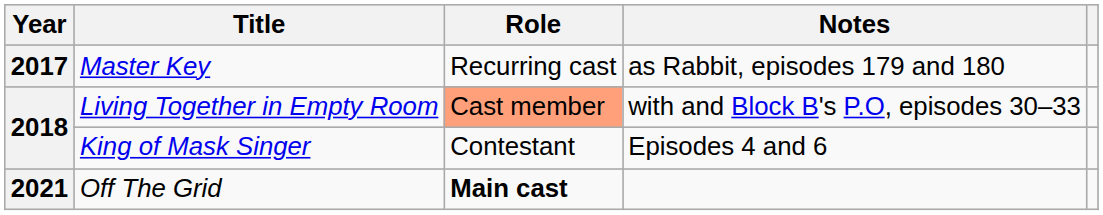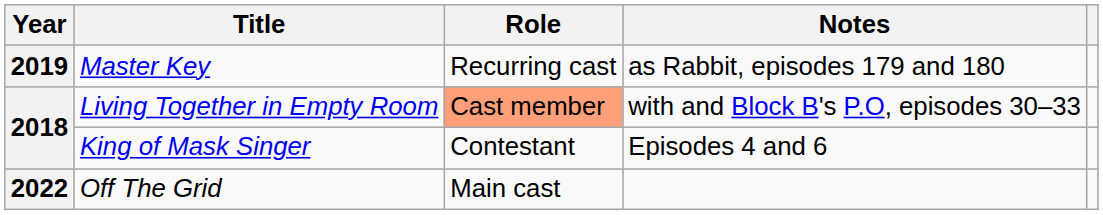(39, 65) 2017 -> (39, 65) 2019
(39, 188) 2021 -> (39, 188) 2022
(509, 188) bold -> (505, 188) normal
